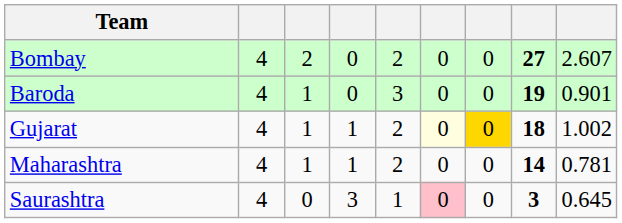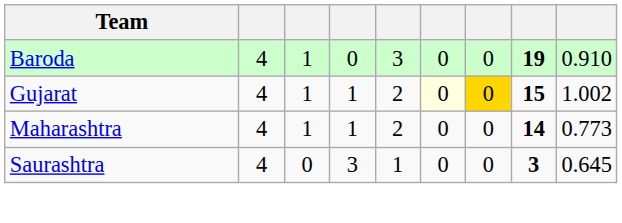- row: (48, 57)
(587, 93) 0.901 -> (587, 57) 0.910
(534, 128) 18 -> (534, 93) 15
(587, 164) 0.781 -> (587, 128) 0.773
(443, 199) pink background -> (443, 164) no background
